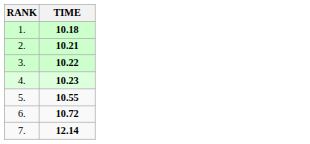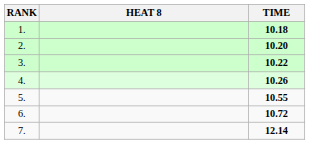+ column: (144, 13)
(67, 47) 10.21 -> (276, 47) 10.20
(67, 80) 10.23 -> (276, 80) 10.26
